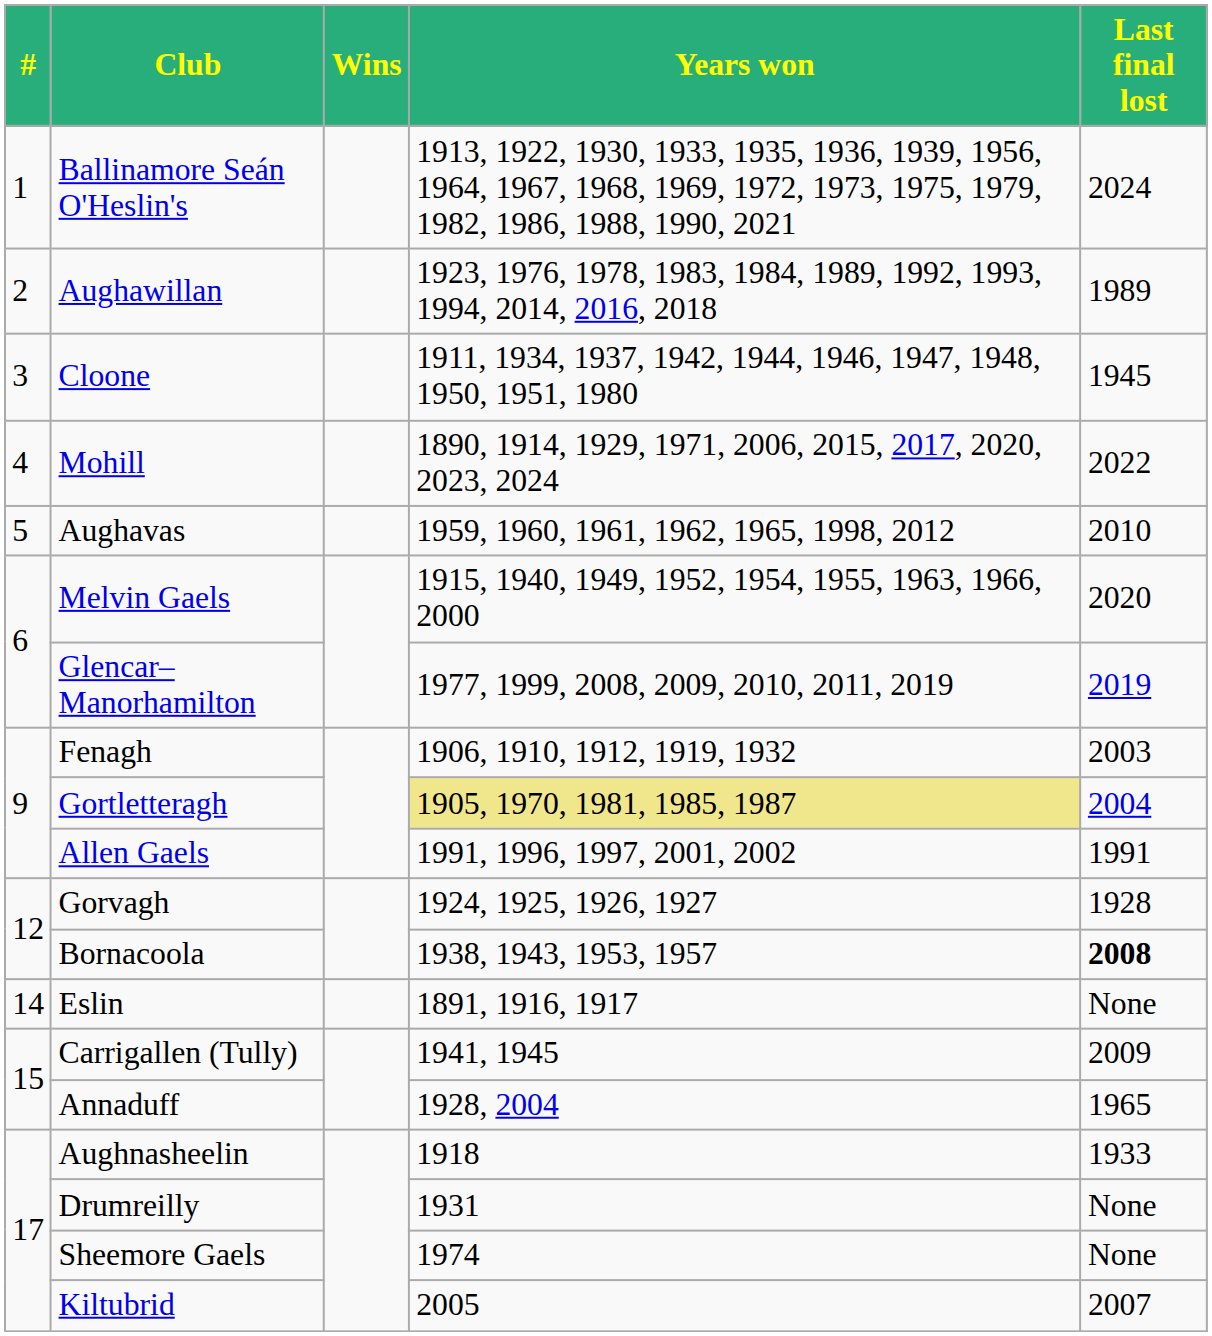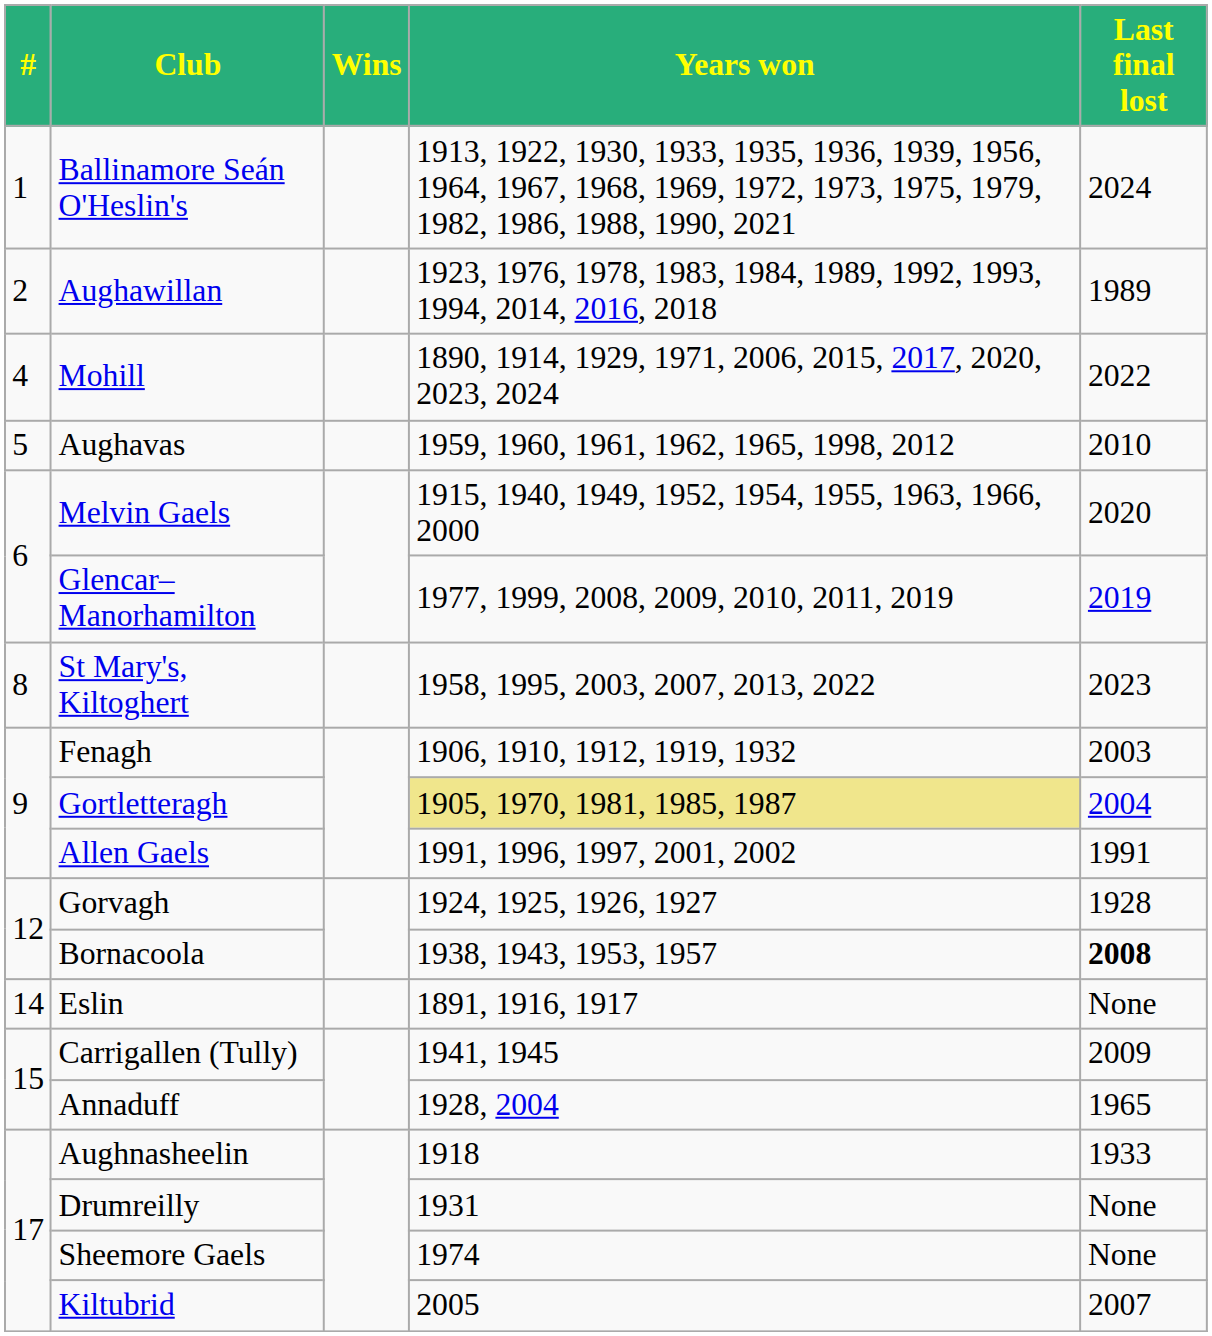- row: (104, 376)
+ row: (124, 684)
